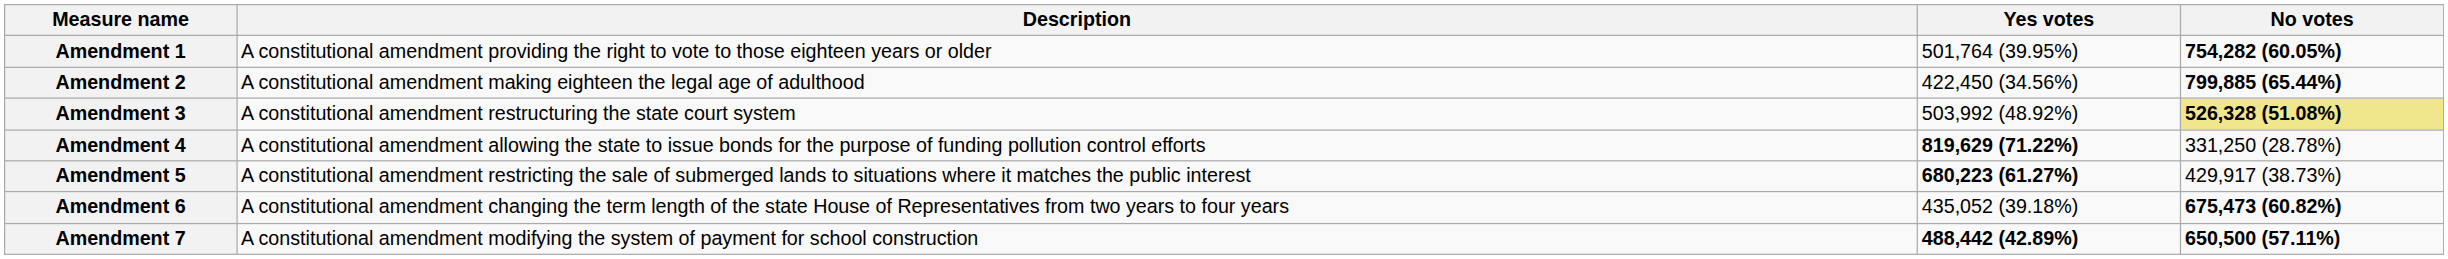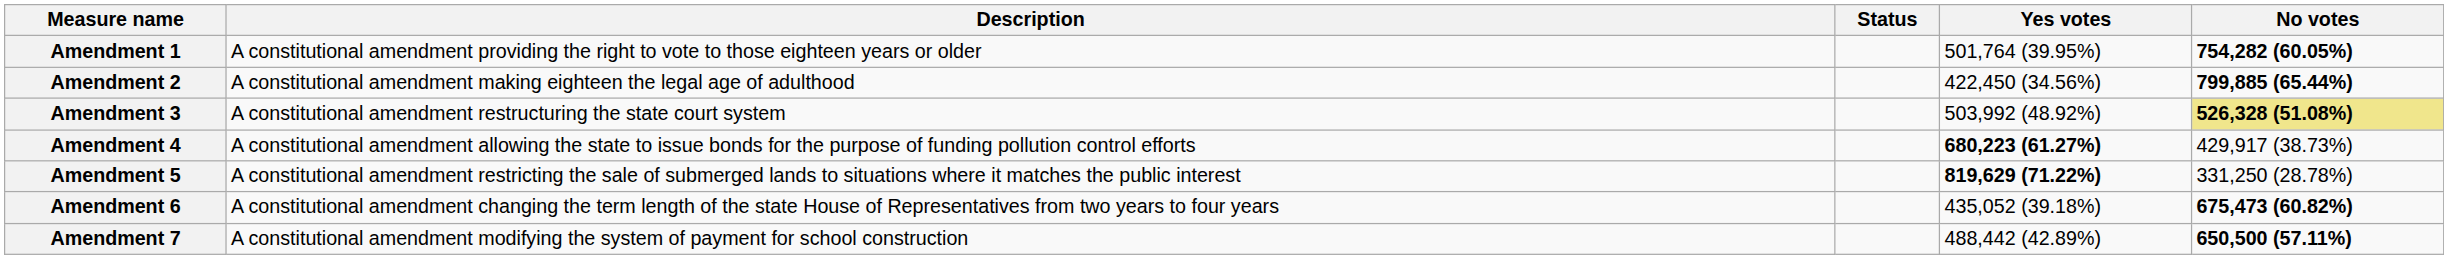+ column: (1887, 20)
(2000, 144) 819,629 (71.22%) -> (2023, 144) 680,223 (61.27%)
(2263, 144) 331,250 (28.78%) -> (2275, 144) 429,917 (38.73%)
(2000, 176) 680,223 (61.27%) -> (2023, 176) 819,629 (71.22%)
(2263, 176) 429,917 (38.73%) -> (2275, 176) 331,250 (28.78%)
(2000, 238) bold -> (2023, 238) normal
